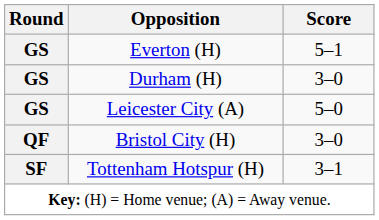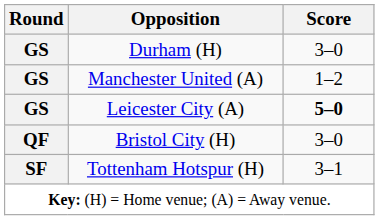- row: (175, 49)
+ row: (175, 79)
(329, 109) normal -> (329, 109) bold
